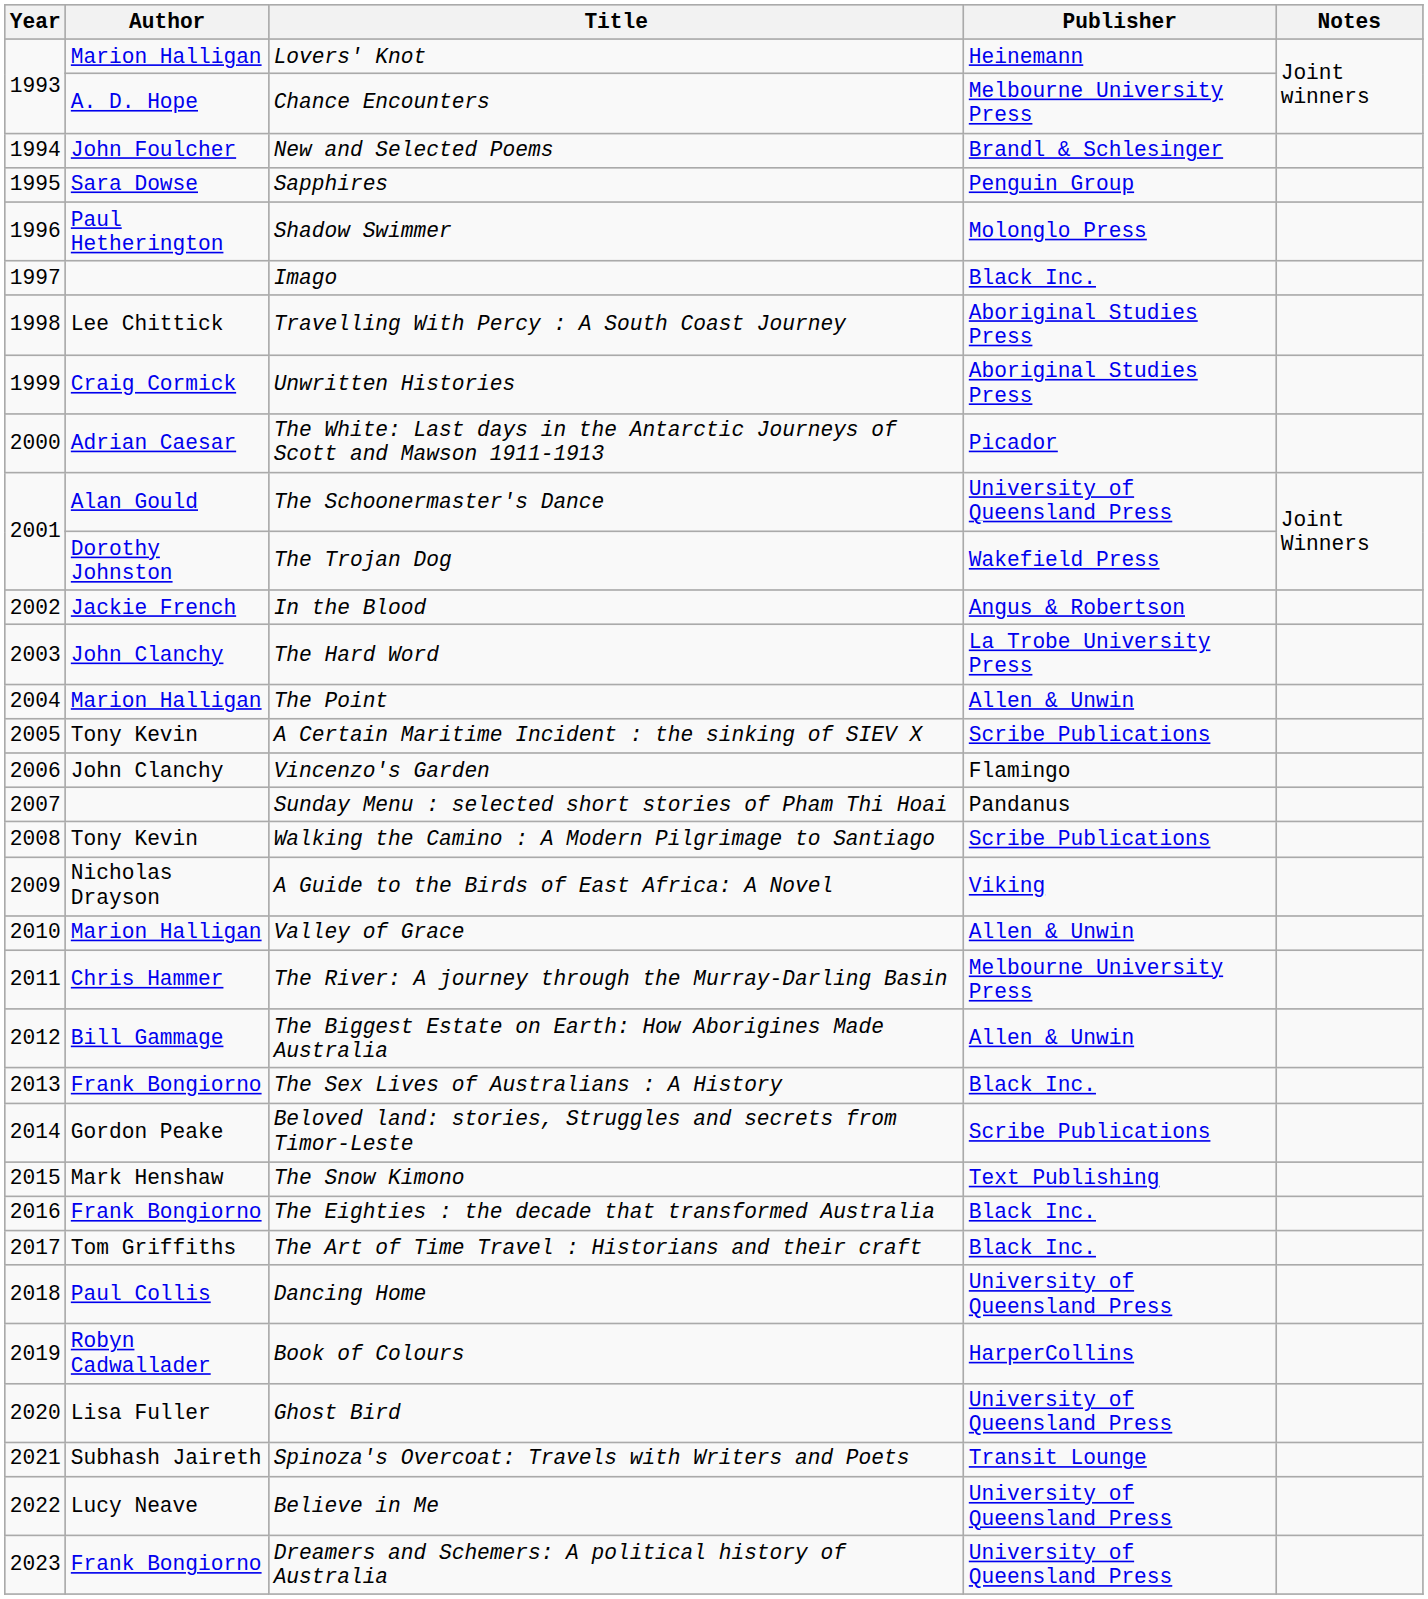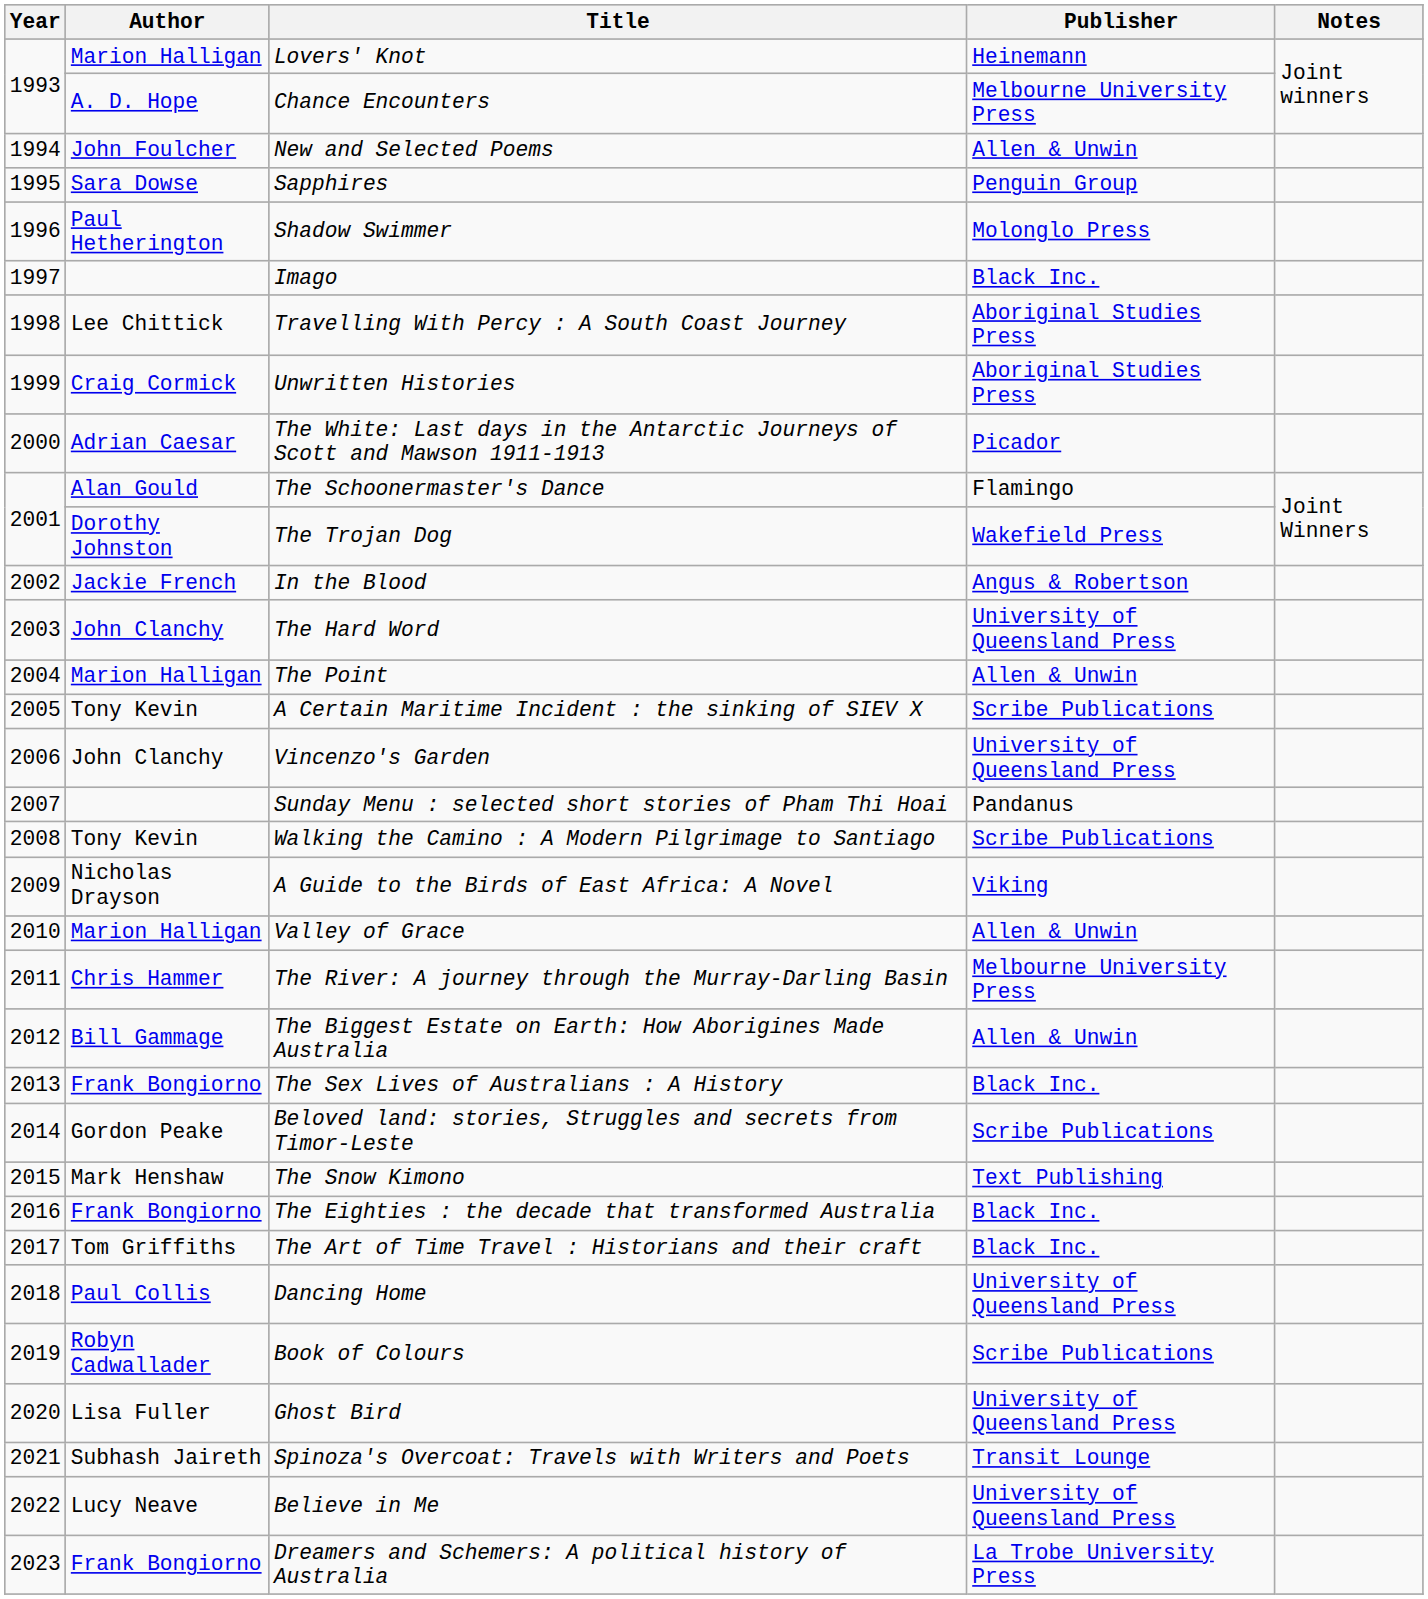(1096, 150) Brandl & Schlesinger -> (1055, 150) Allen & Unwin
(1071, 502) University of Queensland Press -> (1023, 490) Flamingo
(1090, 654) La Trobe University Press -> (1074, 630) University of Queensland Press
(1020, 770) Flamingo -> (1074, 758) University of Queensland Press
(1051, 1354) HarperCollins -> (1093, 1354) Scribe Publications
(1071, 1565) University of Queensland Press -> (1093, 1565) La Trobe University Press
